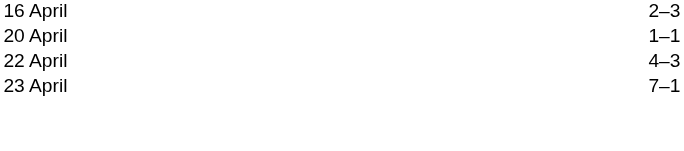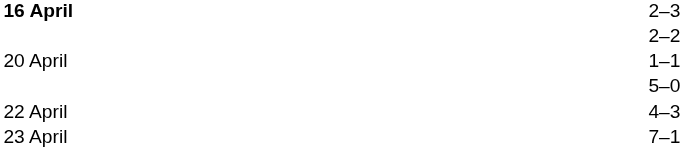(35, 10) normal -> (38, 10) bold
+ row: (664, 35)
+ row: (664, 86)
